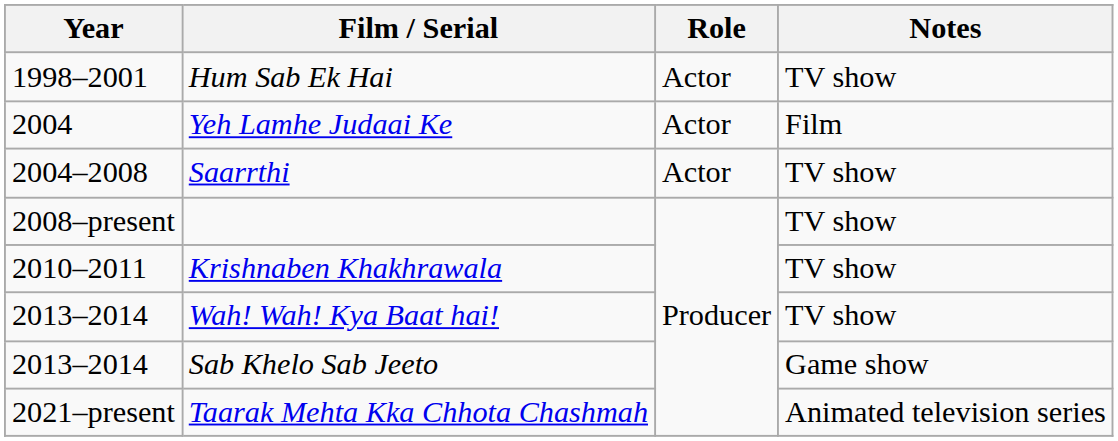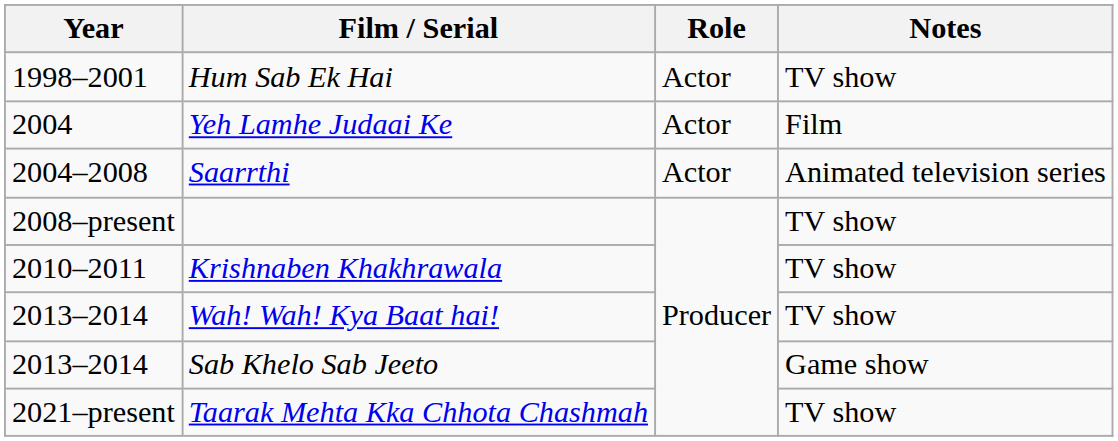(841, 172) TV show -> (945, 172) Animated television series
(945, 412) Animated television series -> (841, 412) TV show
